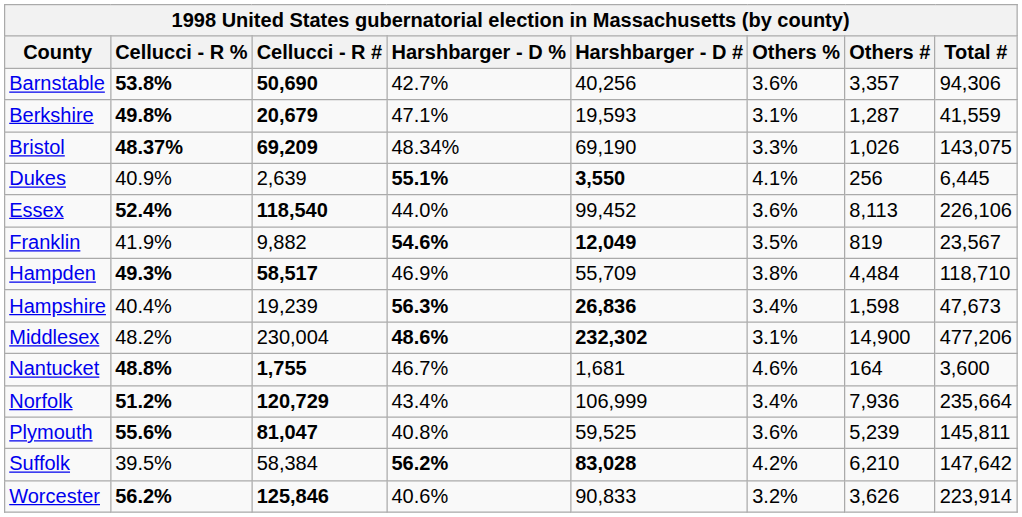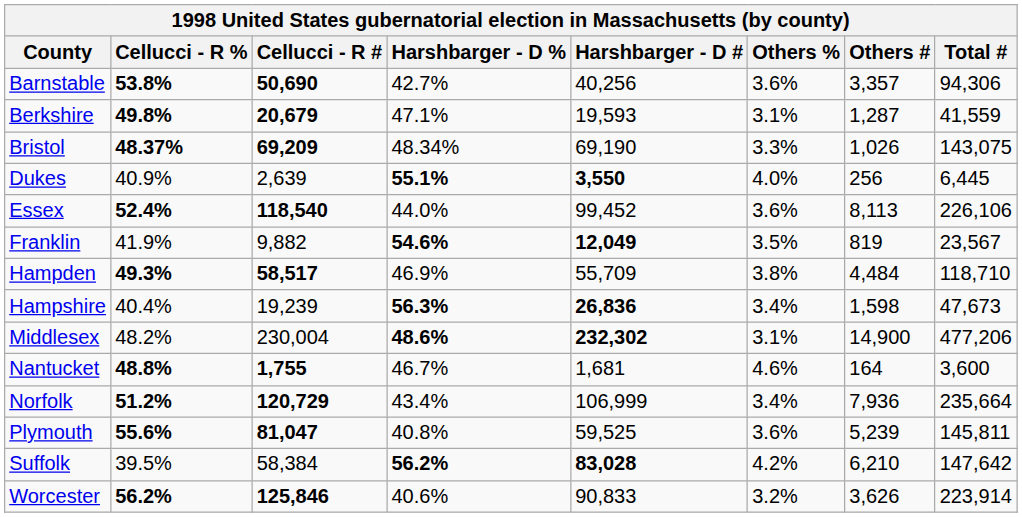(775, 178) 4.1% -> (775, 178) 4.0%
